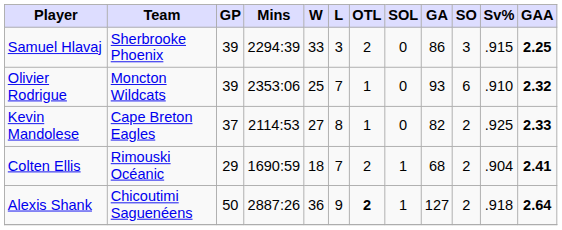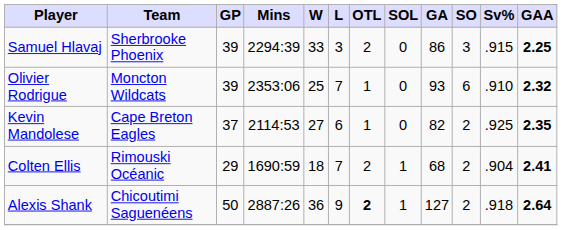(339, 126) 8 -> (339, 126) 6
(537, 126) 2.33 -> (537, 126) 2.35
